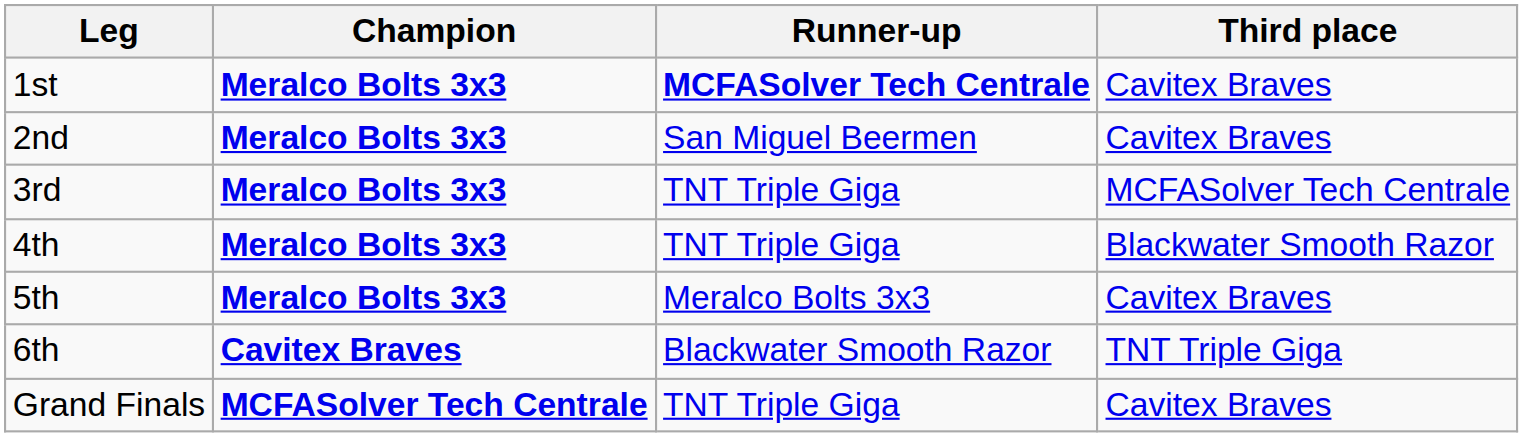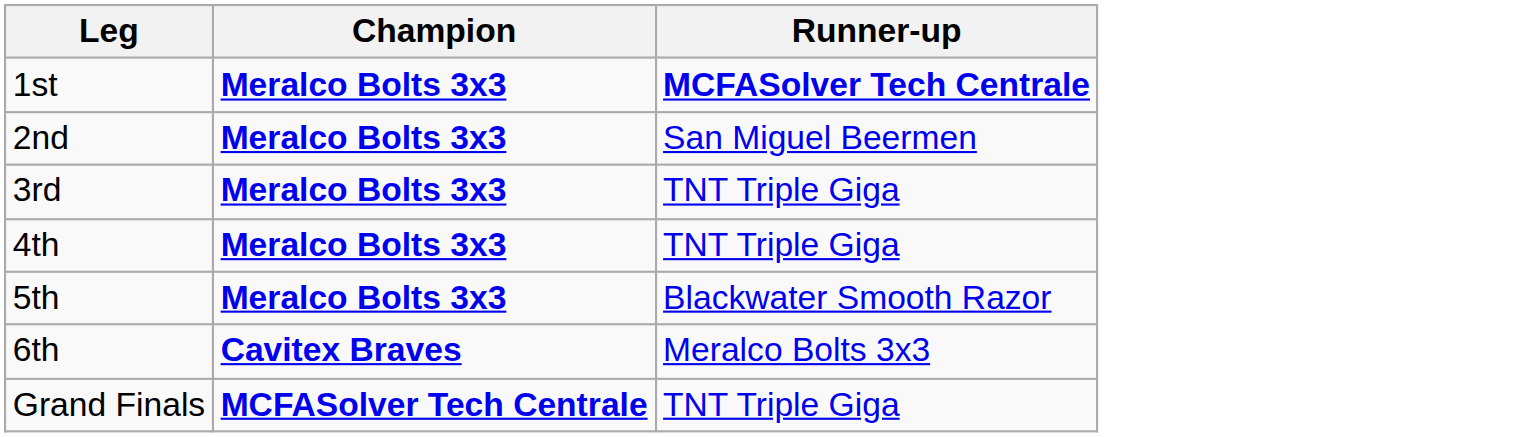- column: (1308, 31)
(797, 297) Meralco Bolts 3x3 -> (857, 297) Blackwater Smooth Razor
(857, 350) Blackwater Smooth Razor -> (797, 350) Meralco Bolts 3x3
